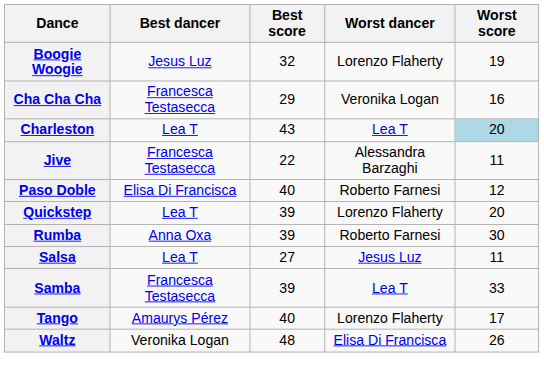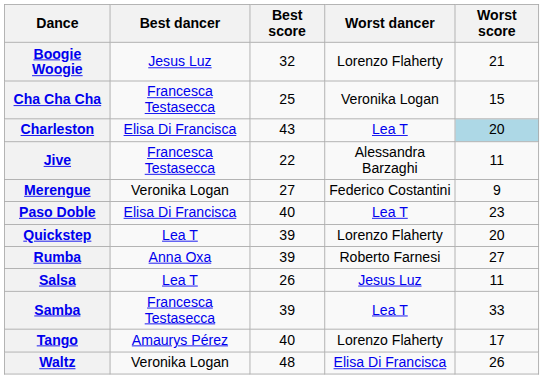(497, 61) 19 -> (497, 61) 21
(287, 99) 29 -> (287, 99) 25
(497, 99) 16 -> (497, 99) 15
(180, 130) Lea T -> (180, 130) Elisa Di Francisca
+ row: (57, 190)
(390, 190) Roberto Farnesi -> (390, 213) Lea T
(497, 190) 12 -> (497, 213) 23
(497, 235) 30 -> (497, 257) 27
(287, 257) 27 -> (287, 279) 26
